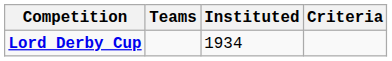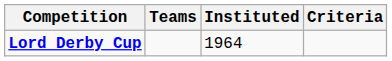(223, 43) 1934 -> (223, 43) 1964
